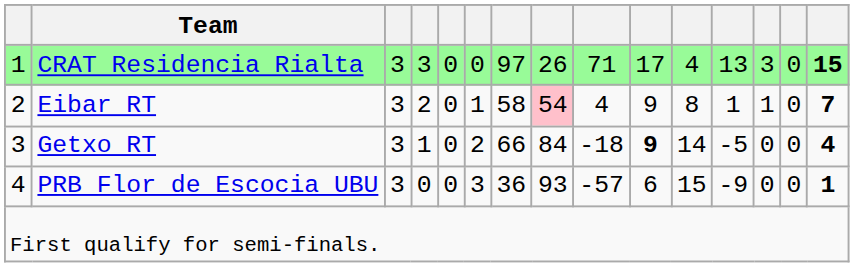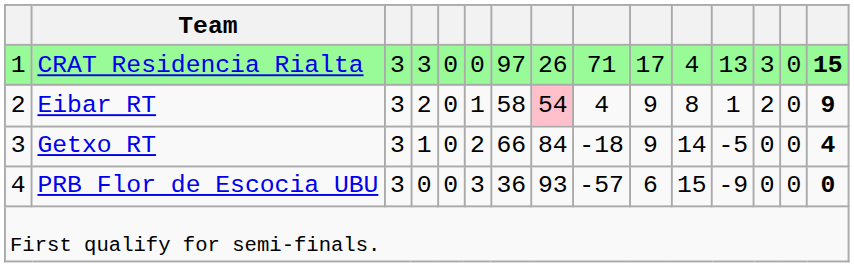(767, 106) 1 -> (767, 106) 2
(828, 106) 7 -> (828, 106) 9
(650, 146) bold -> (650, 146) normal
(828, 186) 1 -> (828, 186) 0
